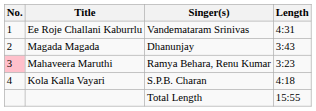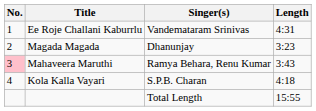(285, 47) 3:43 -> (285, 47) 3:23
(285, 64) 3:23 -> (285, 64) 3:43
